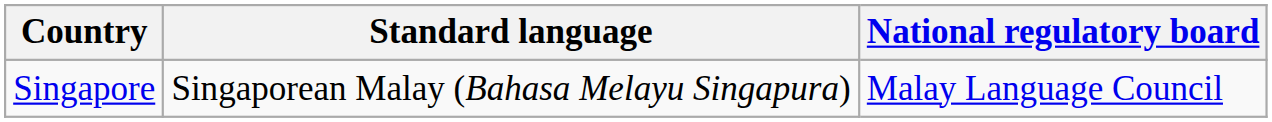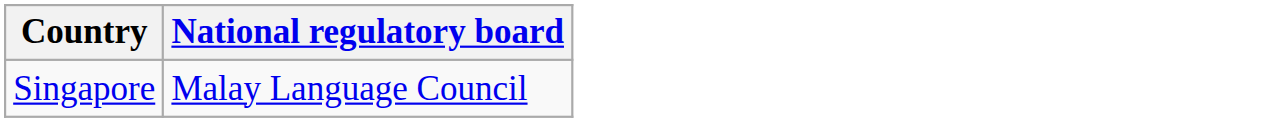- column: (511, 32)
